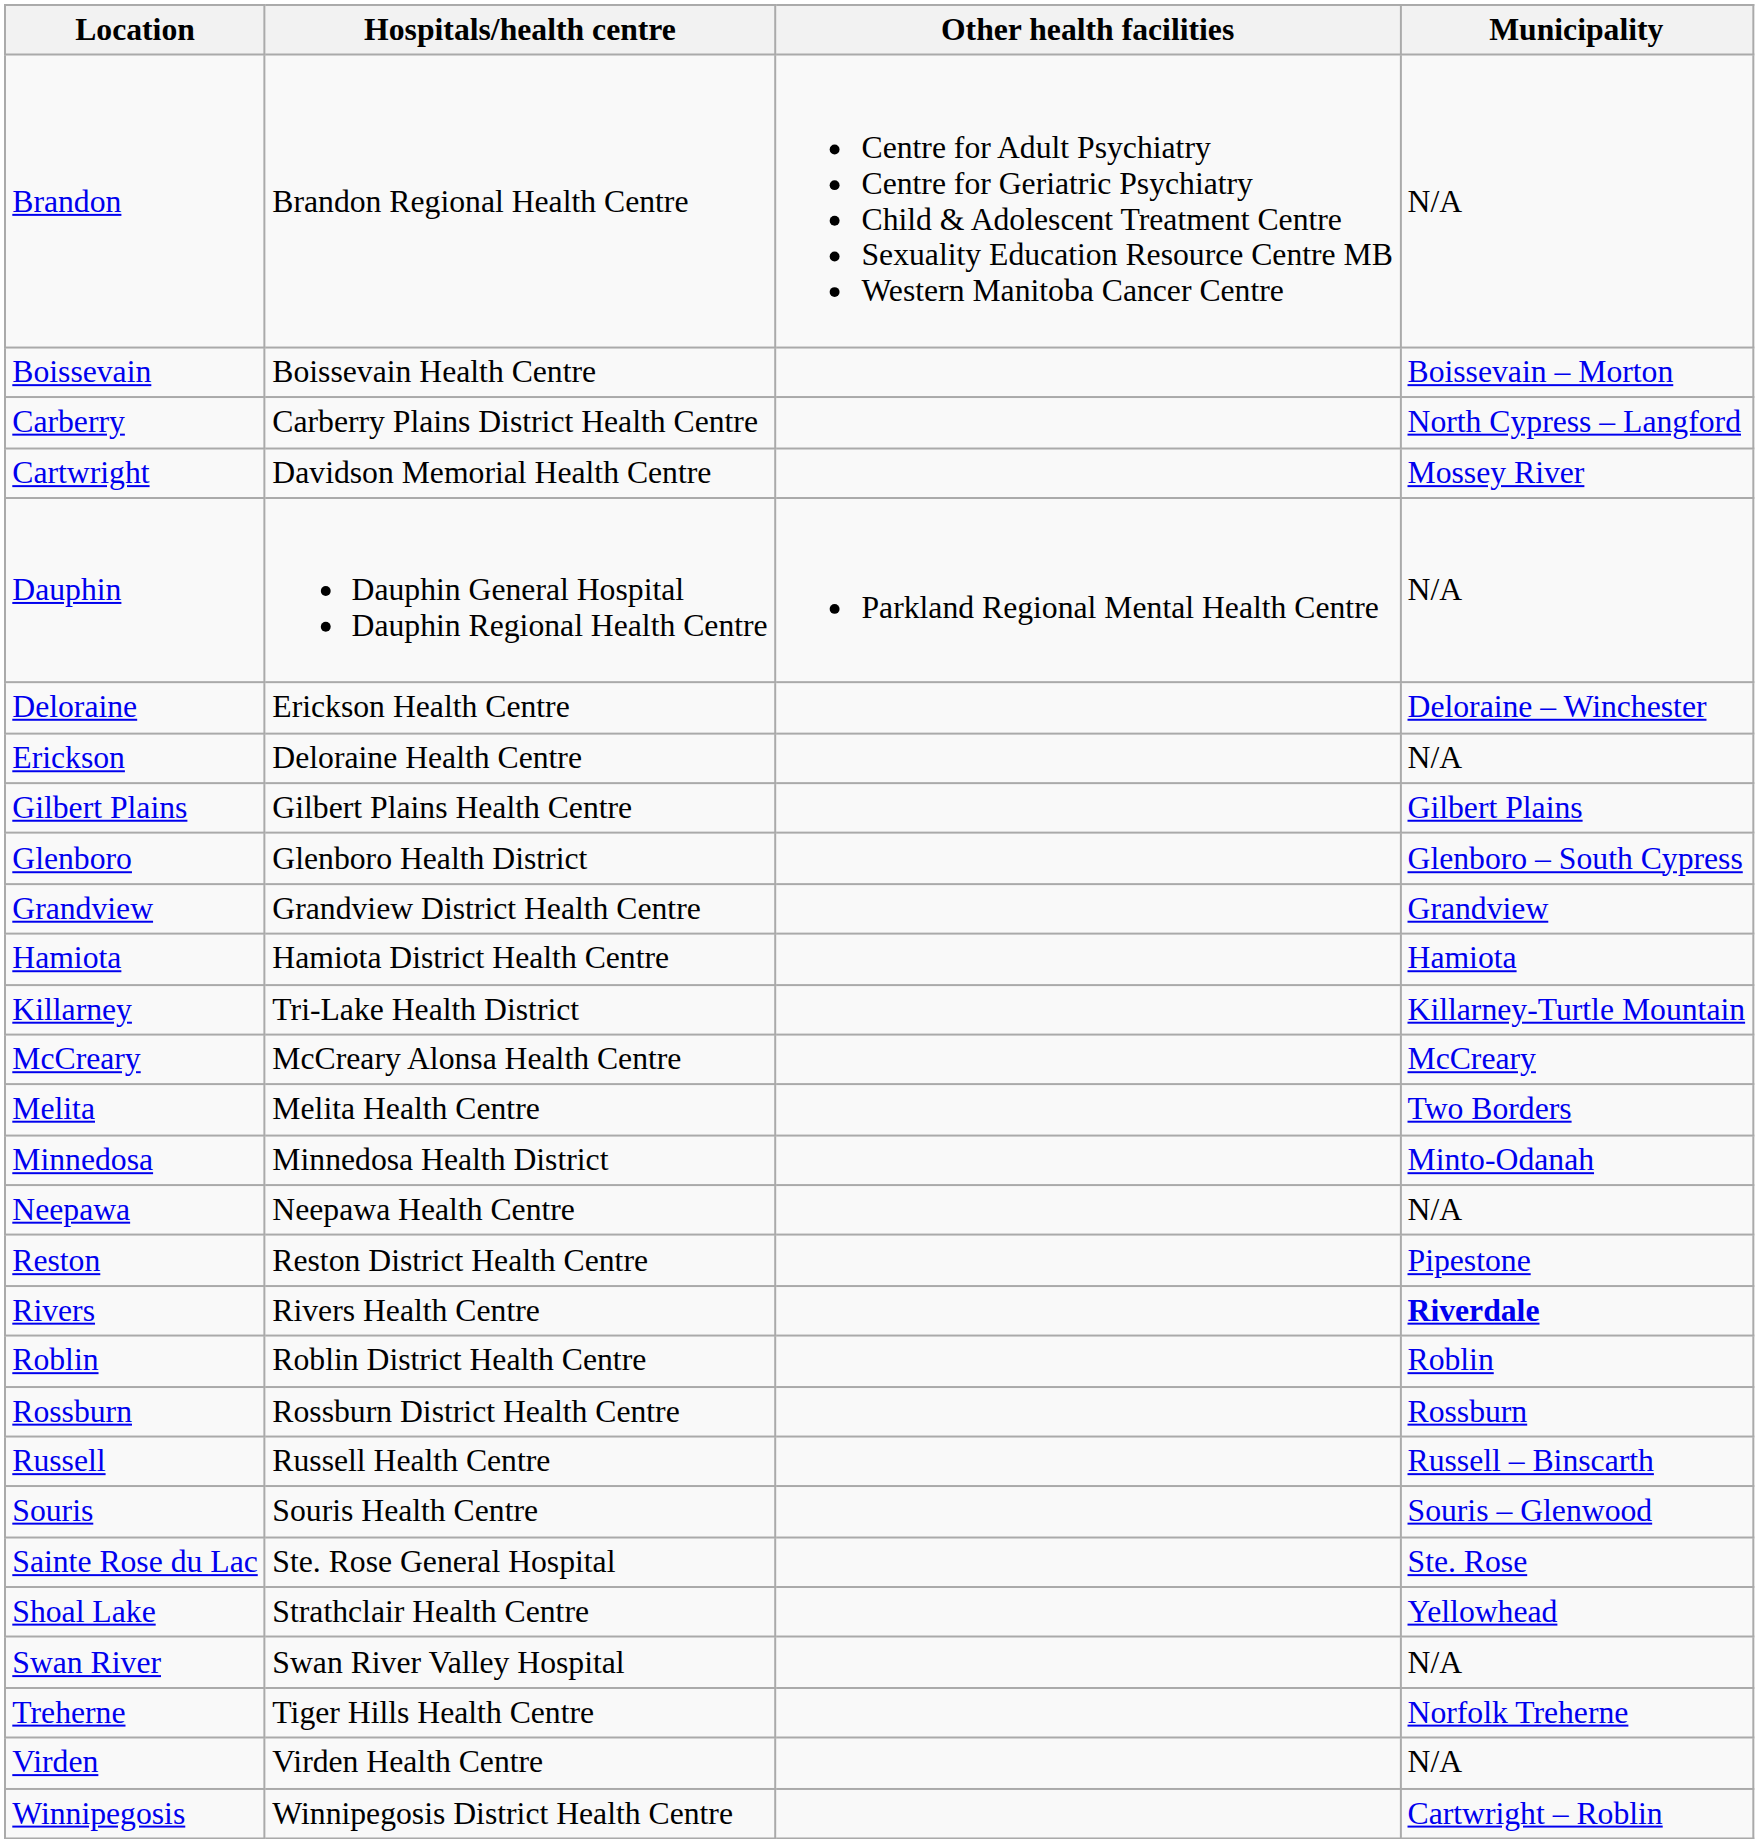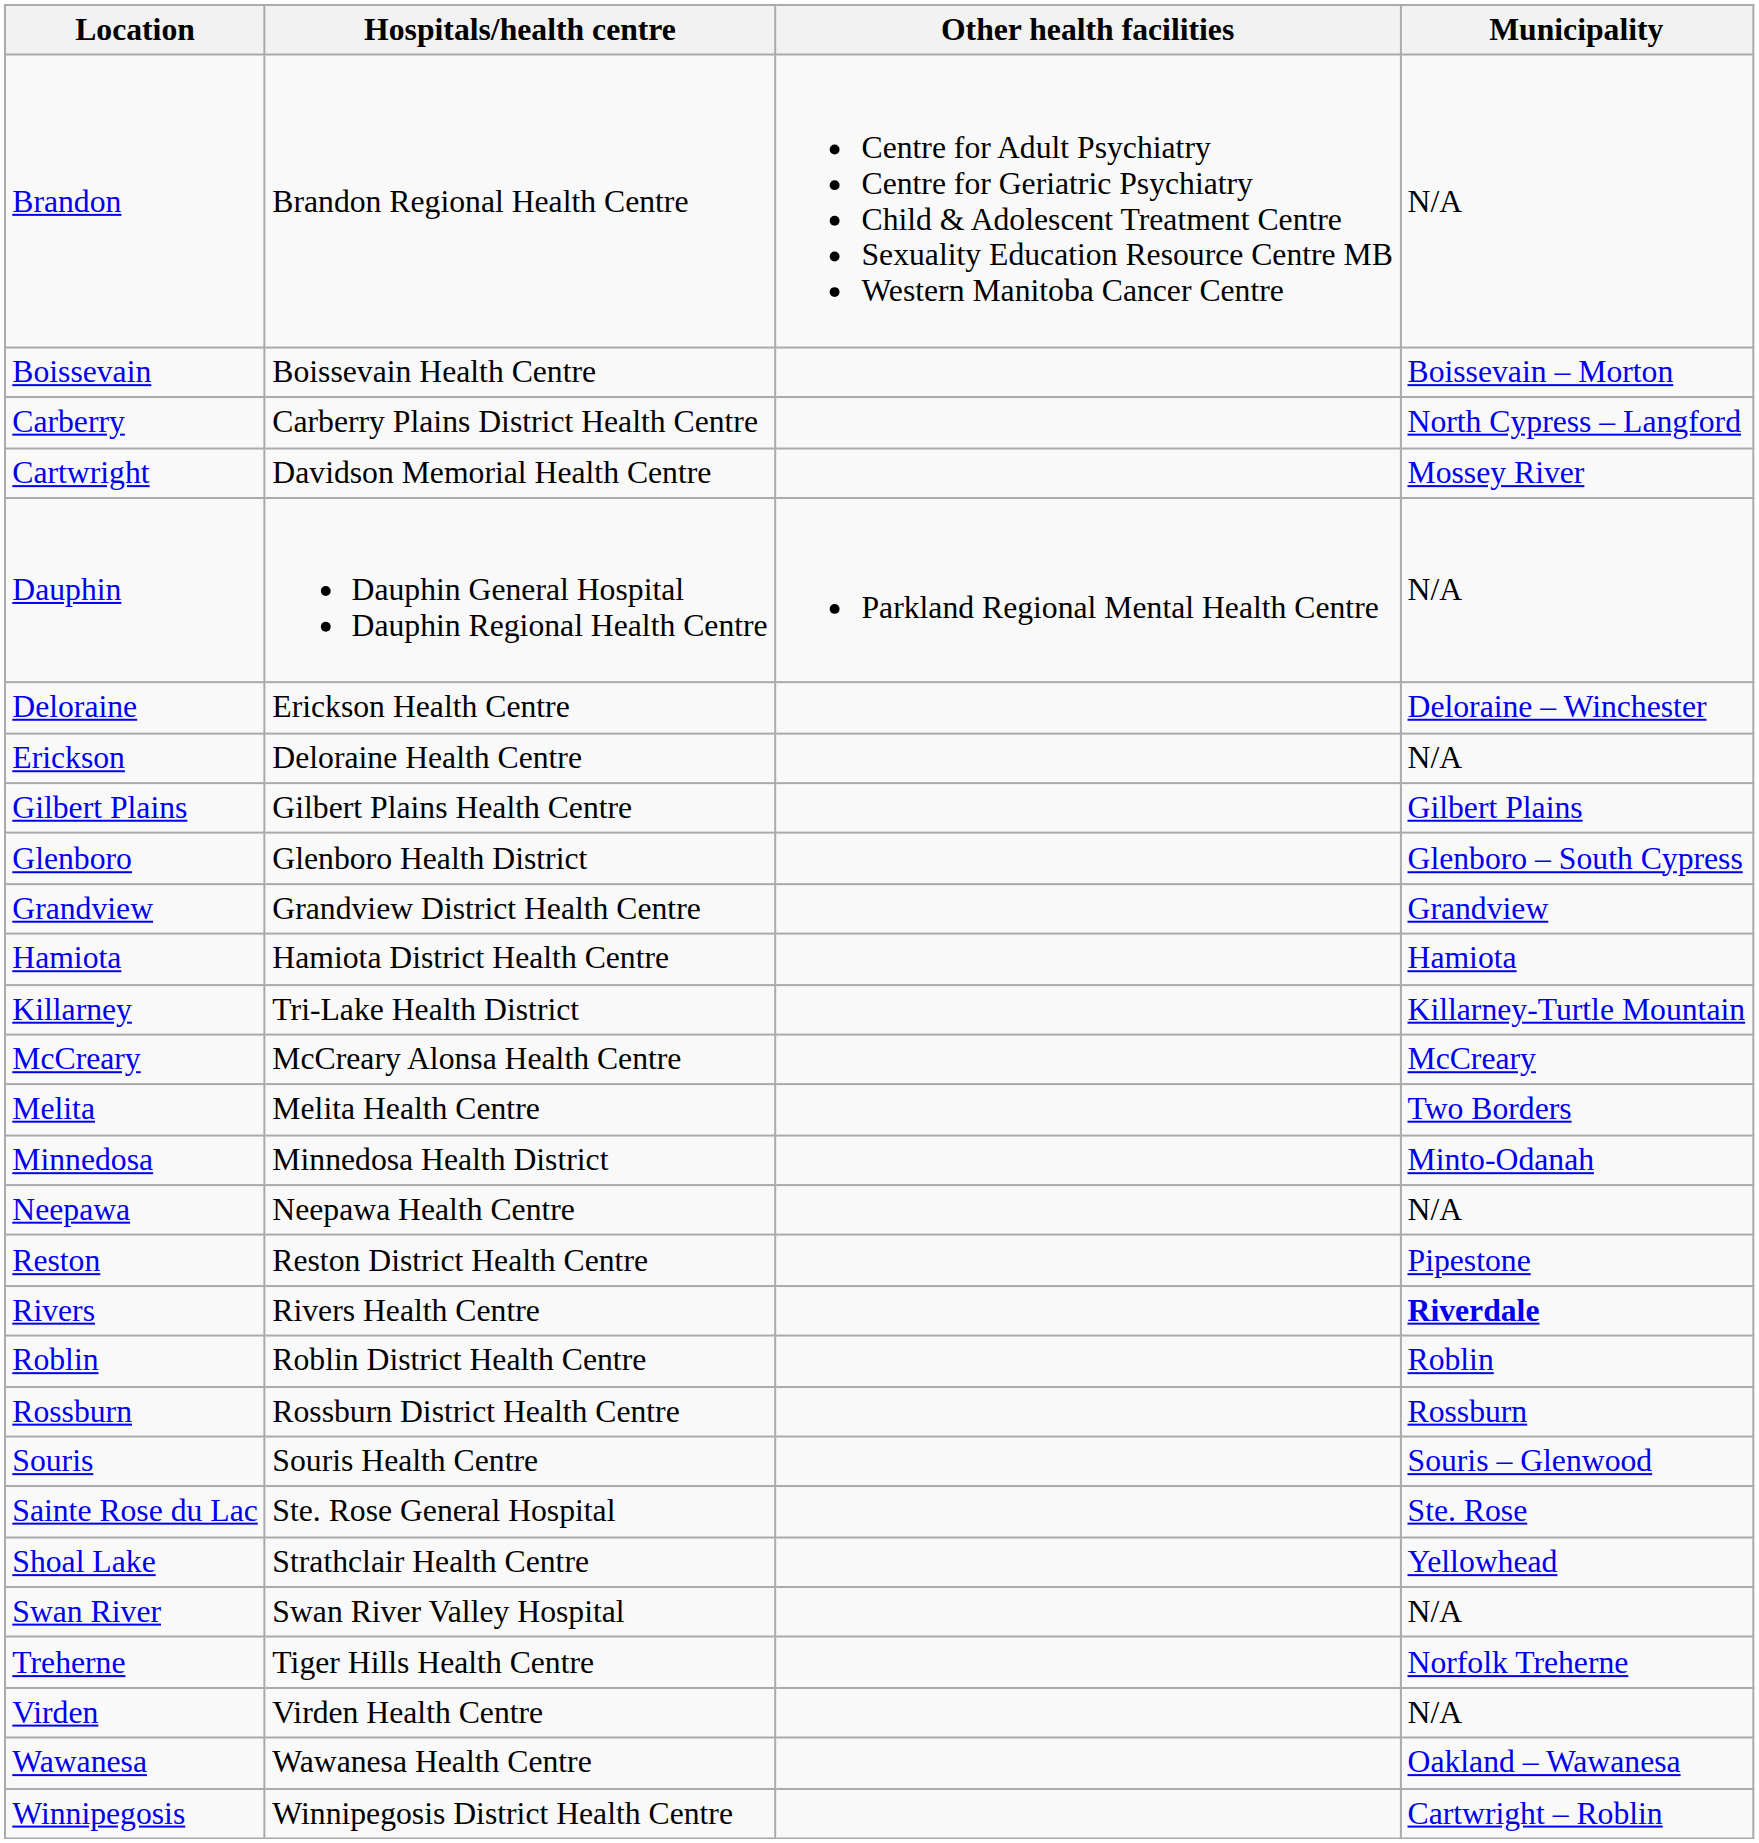- row: (59, 1460)
+ row: (80, 1762)
